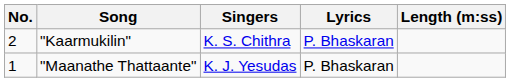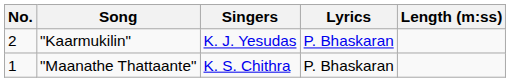(247, 41) K. S. Chithra -> (250, 41) K. J. Yesudas
(250, 65) K. J. Yesudas -> (247, 65) K. S. Chithra
